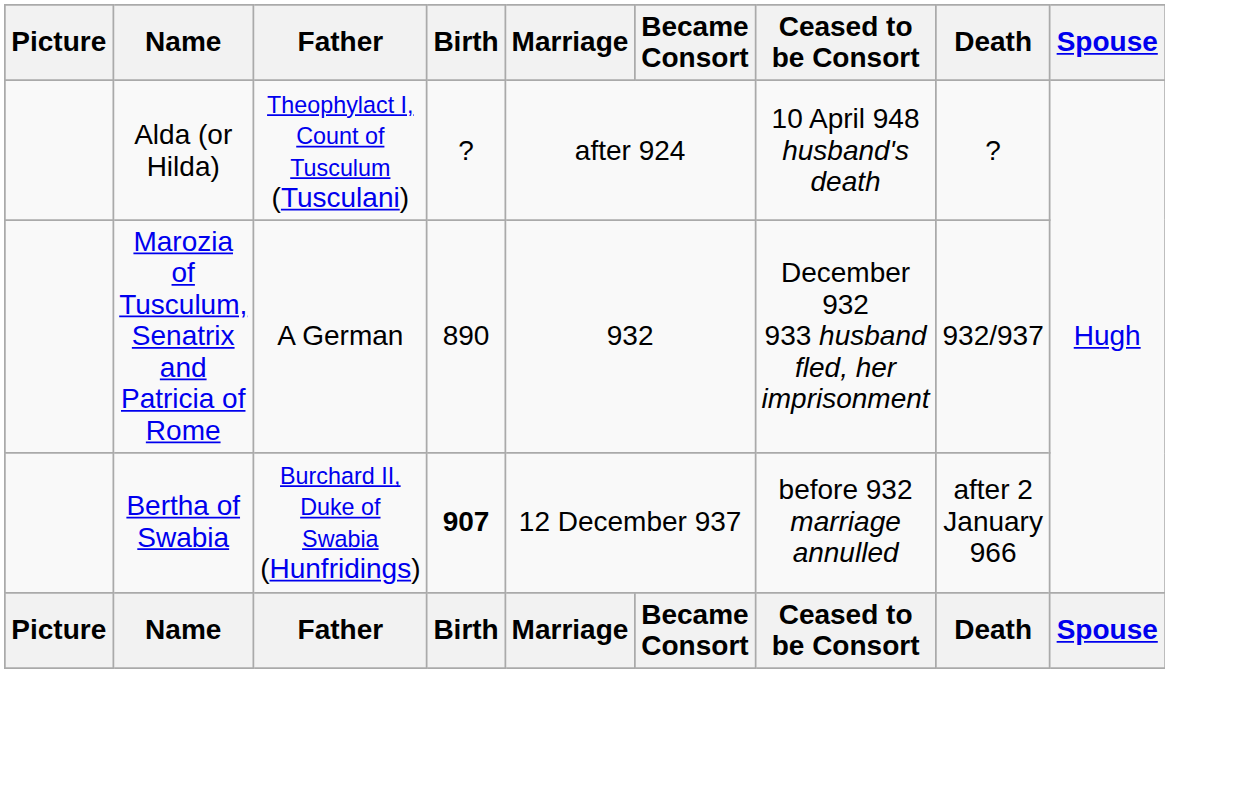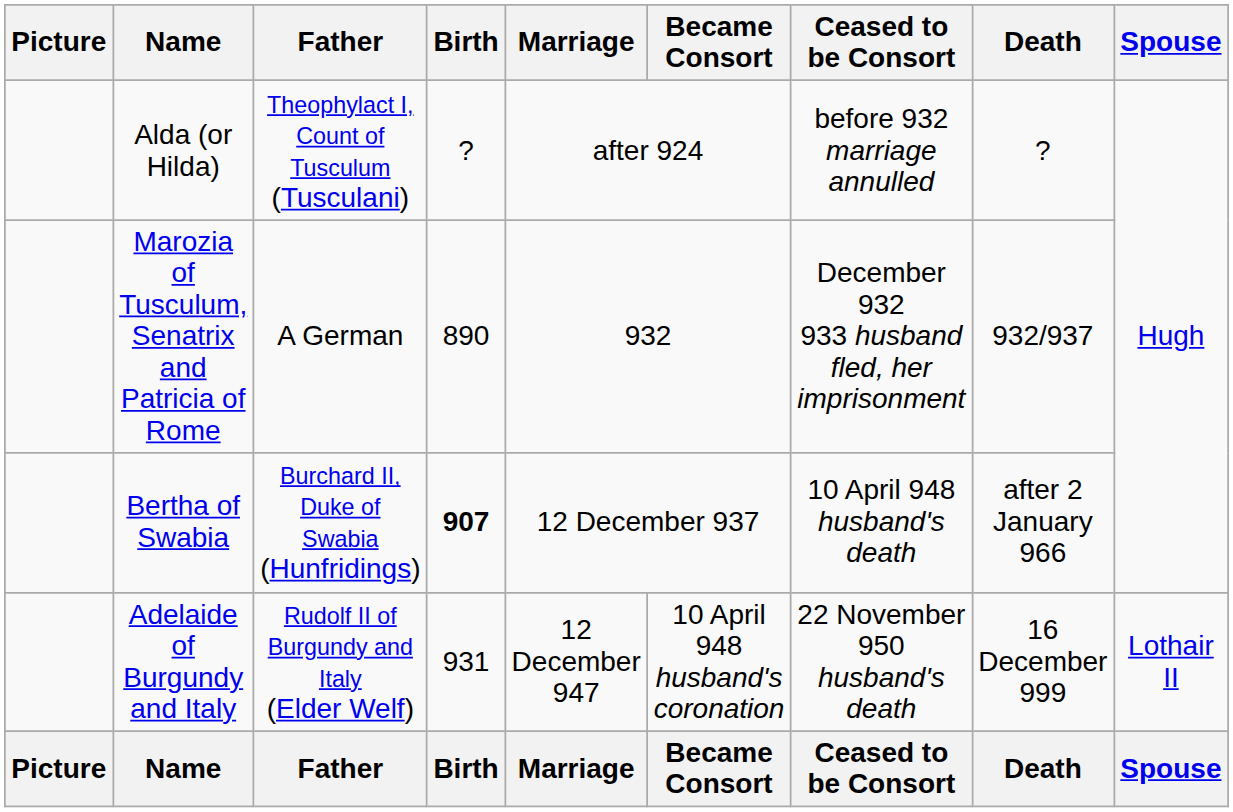(846, 149) 10 April 948 husband's death -> (881, 149) before 932 marriage annulled
(846, 522) before 932 marriage annulled -> (881, 522) 10 April 948 husband's death
+ row: (183, 661)
